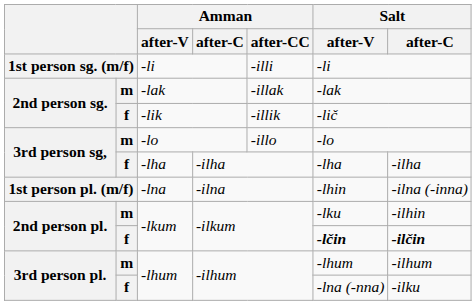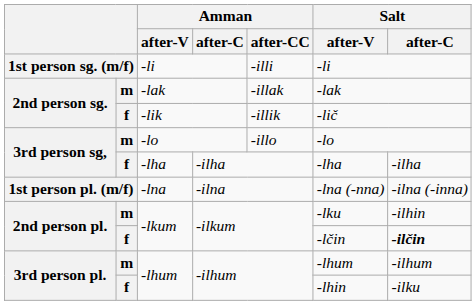(331, 189) -lhin -> (351, 189) -lna (-nna)
(331, 238) bold -> (331, 238) normal
(351, 287) -lna (-nna) -> (331, 287) -lhin
